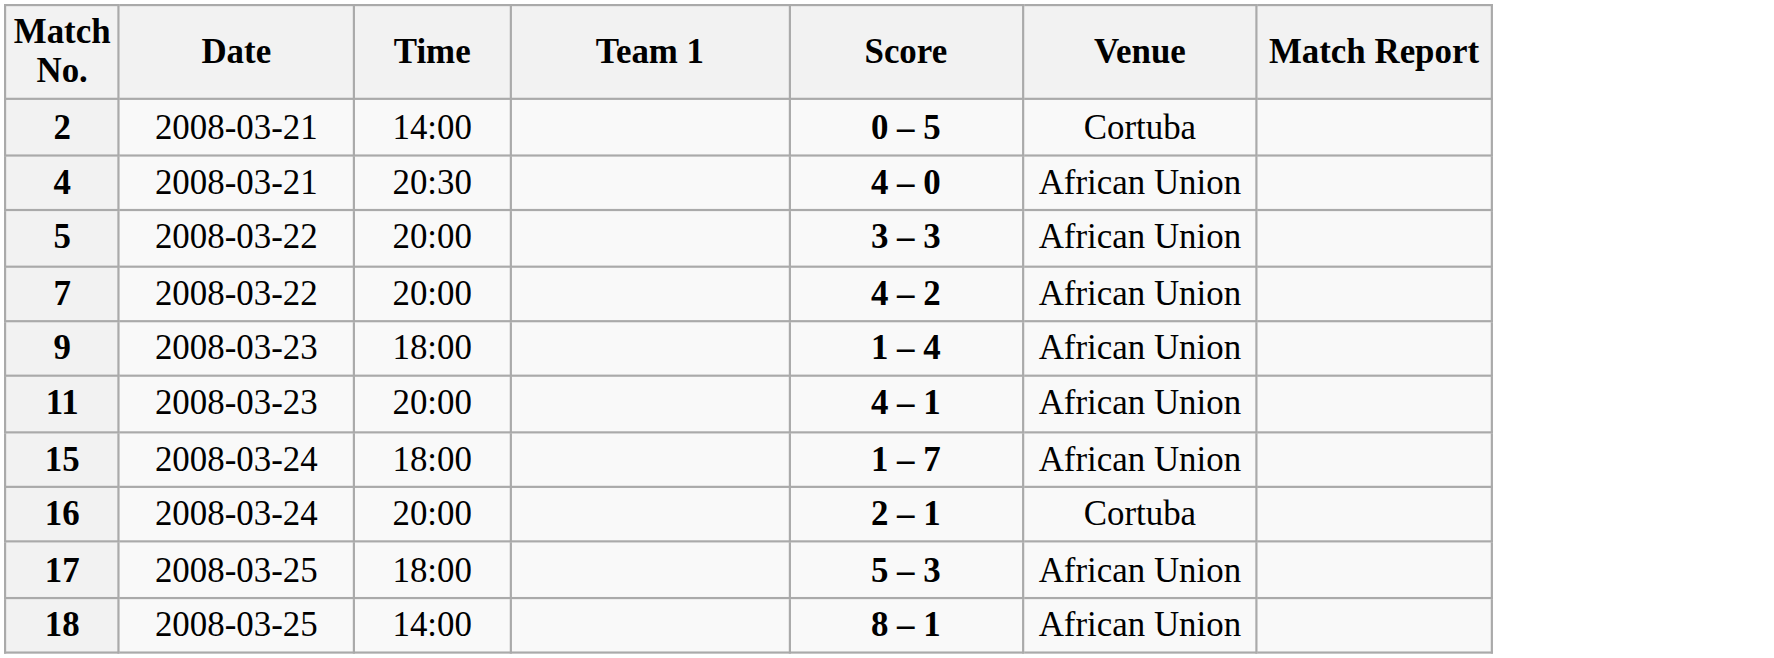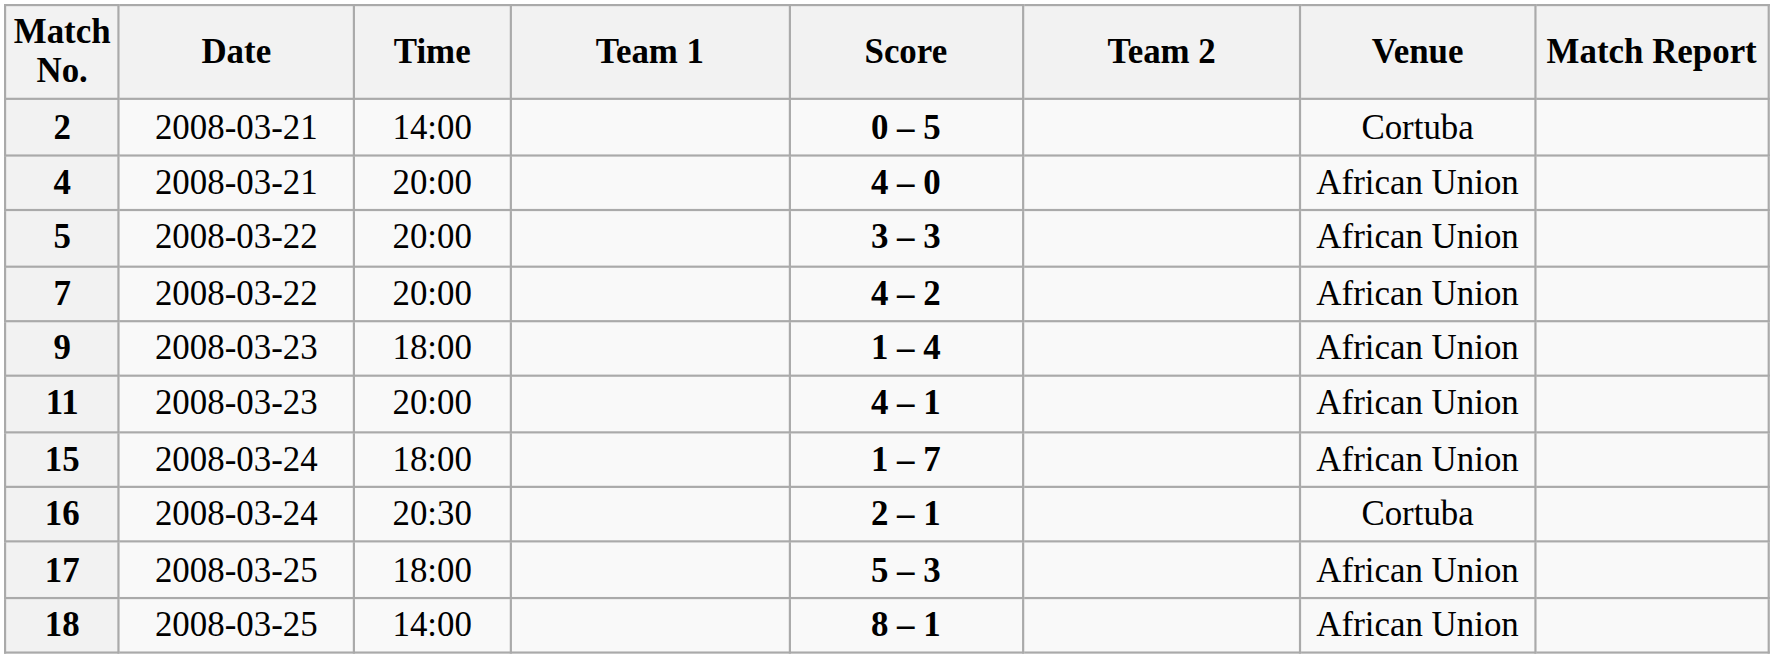+ column: (1162, 51)
(432, 182) 20:30 -> (432, 182) 20:00
(432, 513) 20:00 -> (432, 513) 20:30
